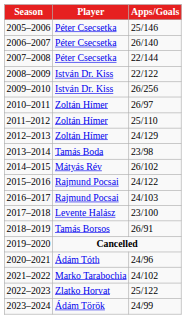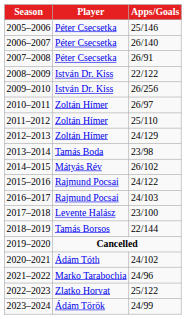(145, 58) 22/144 -> (142, 58) 26/91
(142, 228) 26/91 -> (145, 228) 22/144
(142, 259) 24/96 -> (145, 259) 24/102
(145, 275) 24/102 -> (142, 275) 24/96
